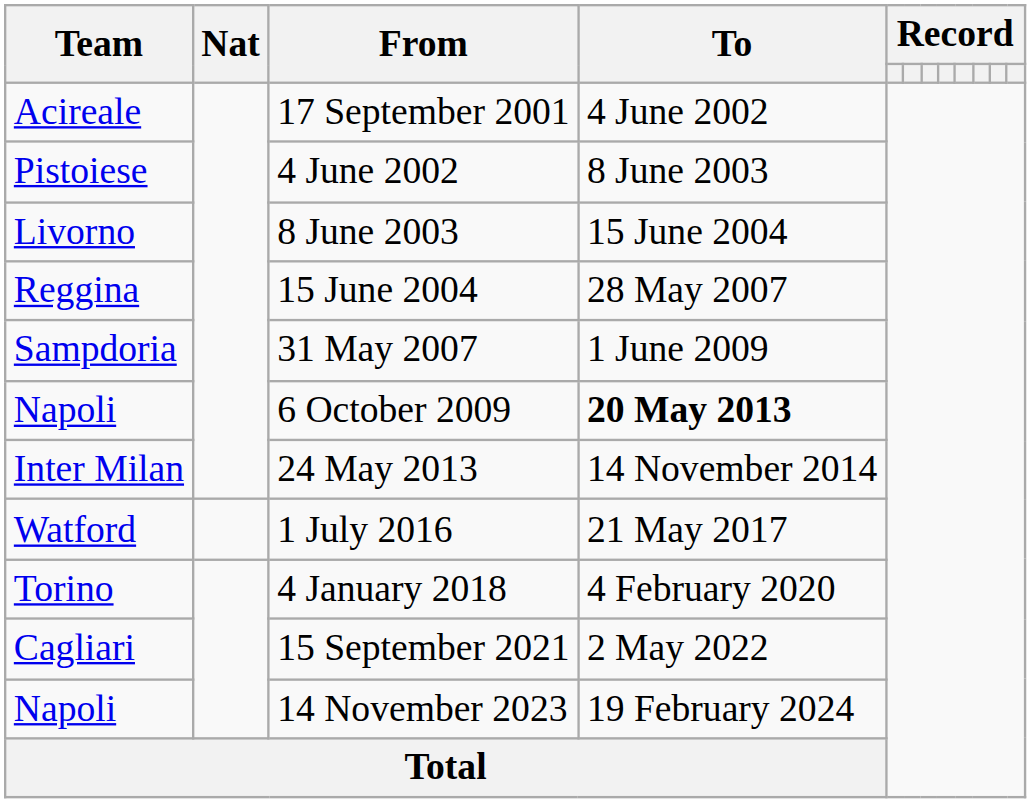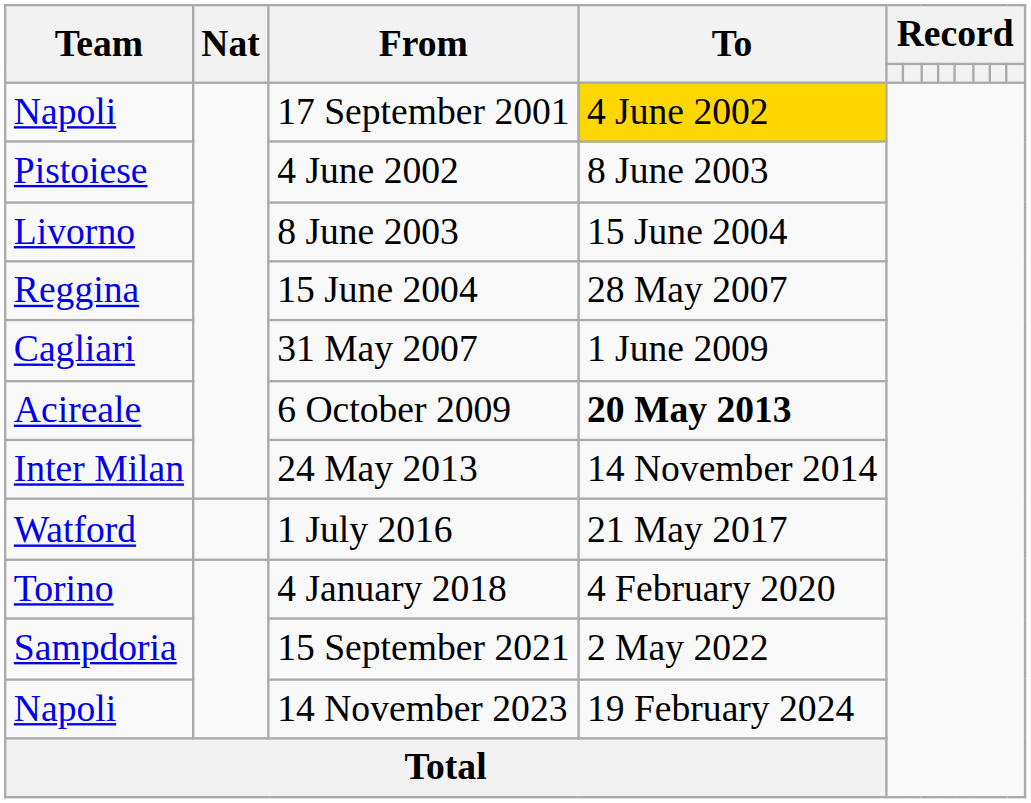(78, 111) Acireale -> (65, 111) Napoli
(678, 111) no background -> (678, 111) gold background
(95, 349) Sampdoria -> (74, 349) Cagliari
(65, 409) Napoli -> (78, 409) Acireale
(74, 647) Cagliari -> (95, 647) Sampdoria
